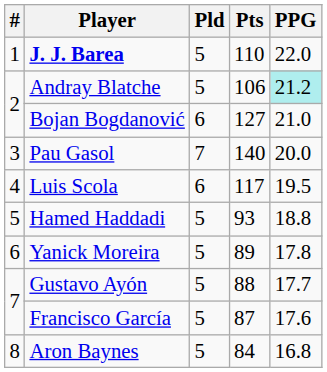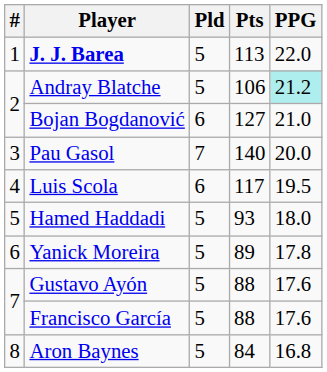(249, 53) 110 -> (249, 53) 113
(293, 218) 18.8 -> (293, 218) 18.0
(293, 284) 17.7 -> (293, 284) 17.6
(244, 317) 87 -> (244, 317) 88
